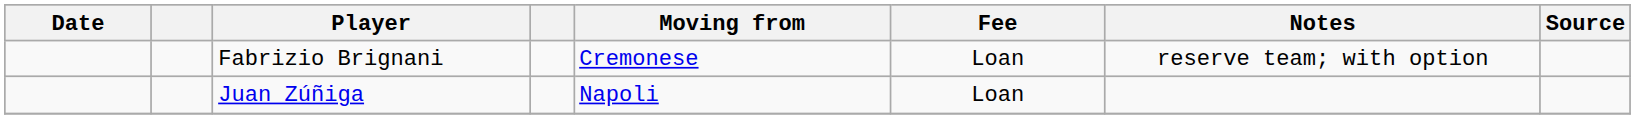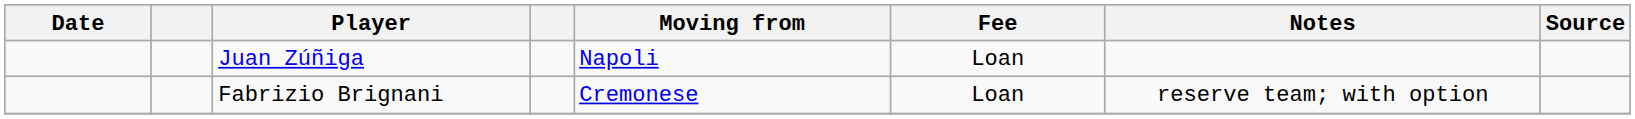rows swapped: (291, 95) <-> (331, 59)
